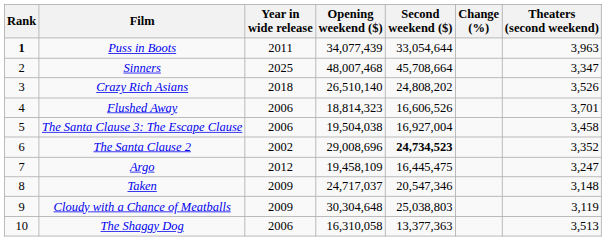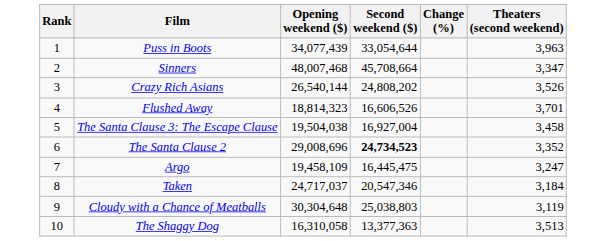- column: (280, 21)
(22, 48) bold -> (57, 48) normal
(354, 87) 26,510,140 -> (319, 87) 26,540,144
(585, 186) 3,148 -> (550, 186) 3,184
